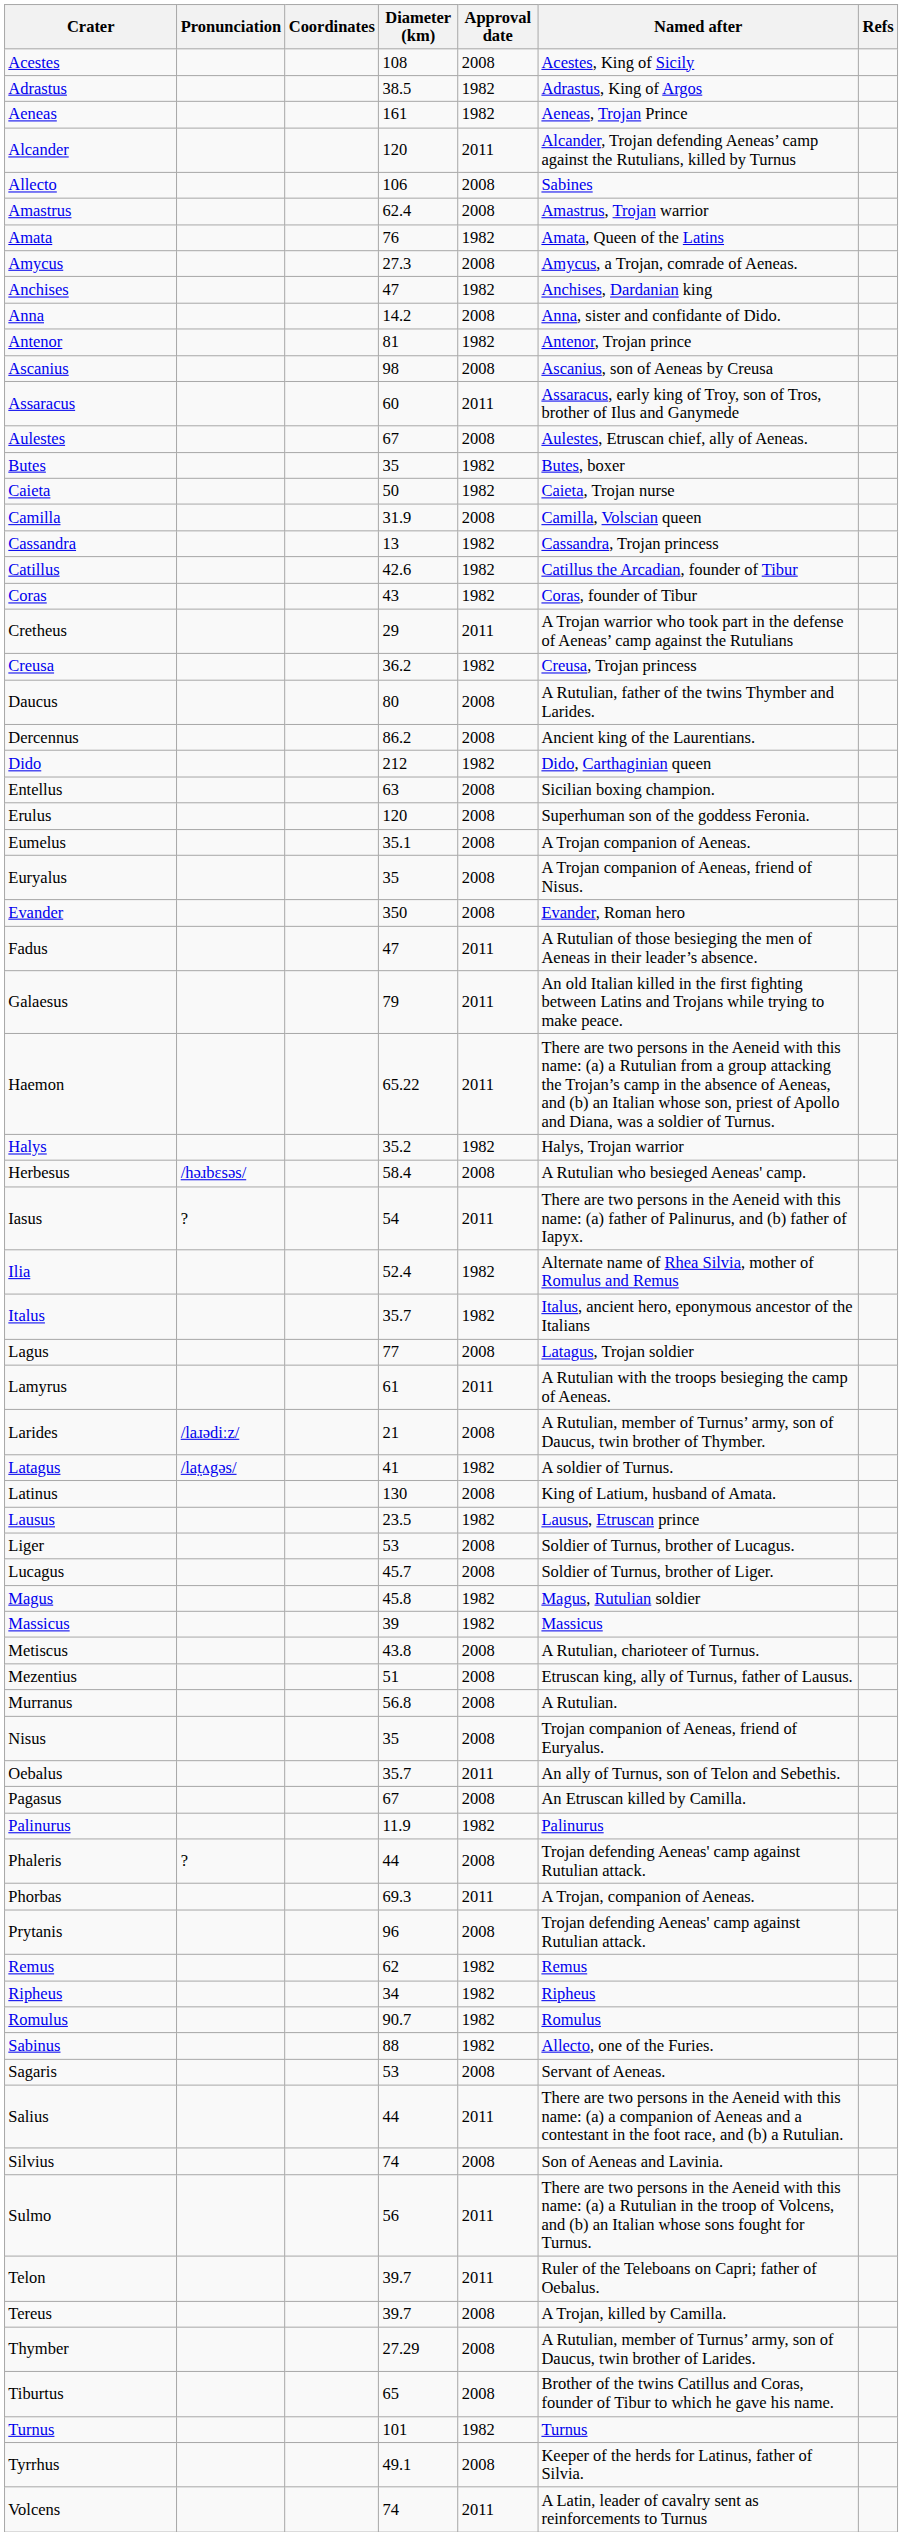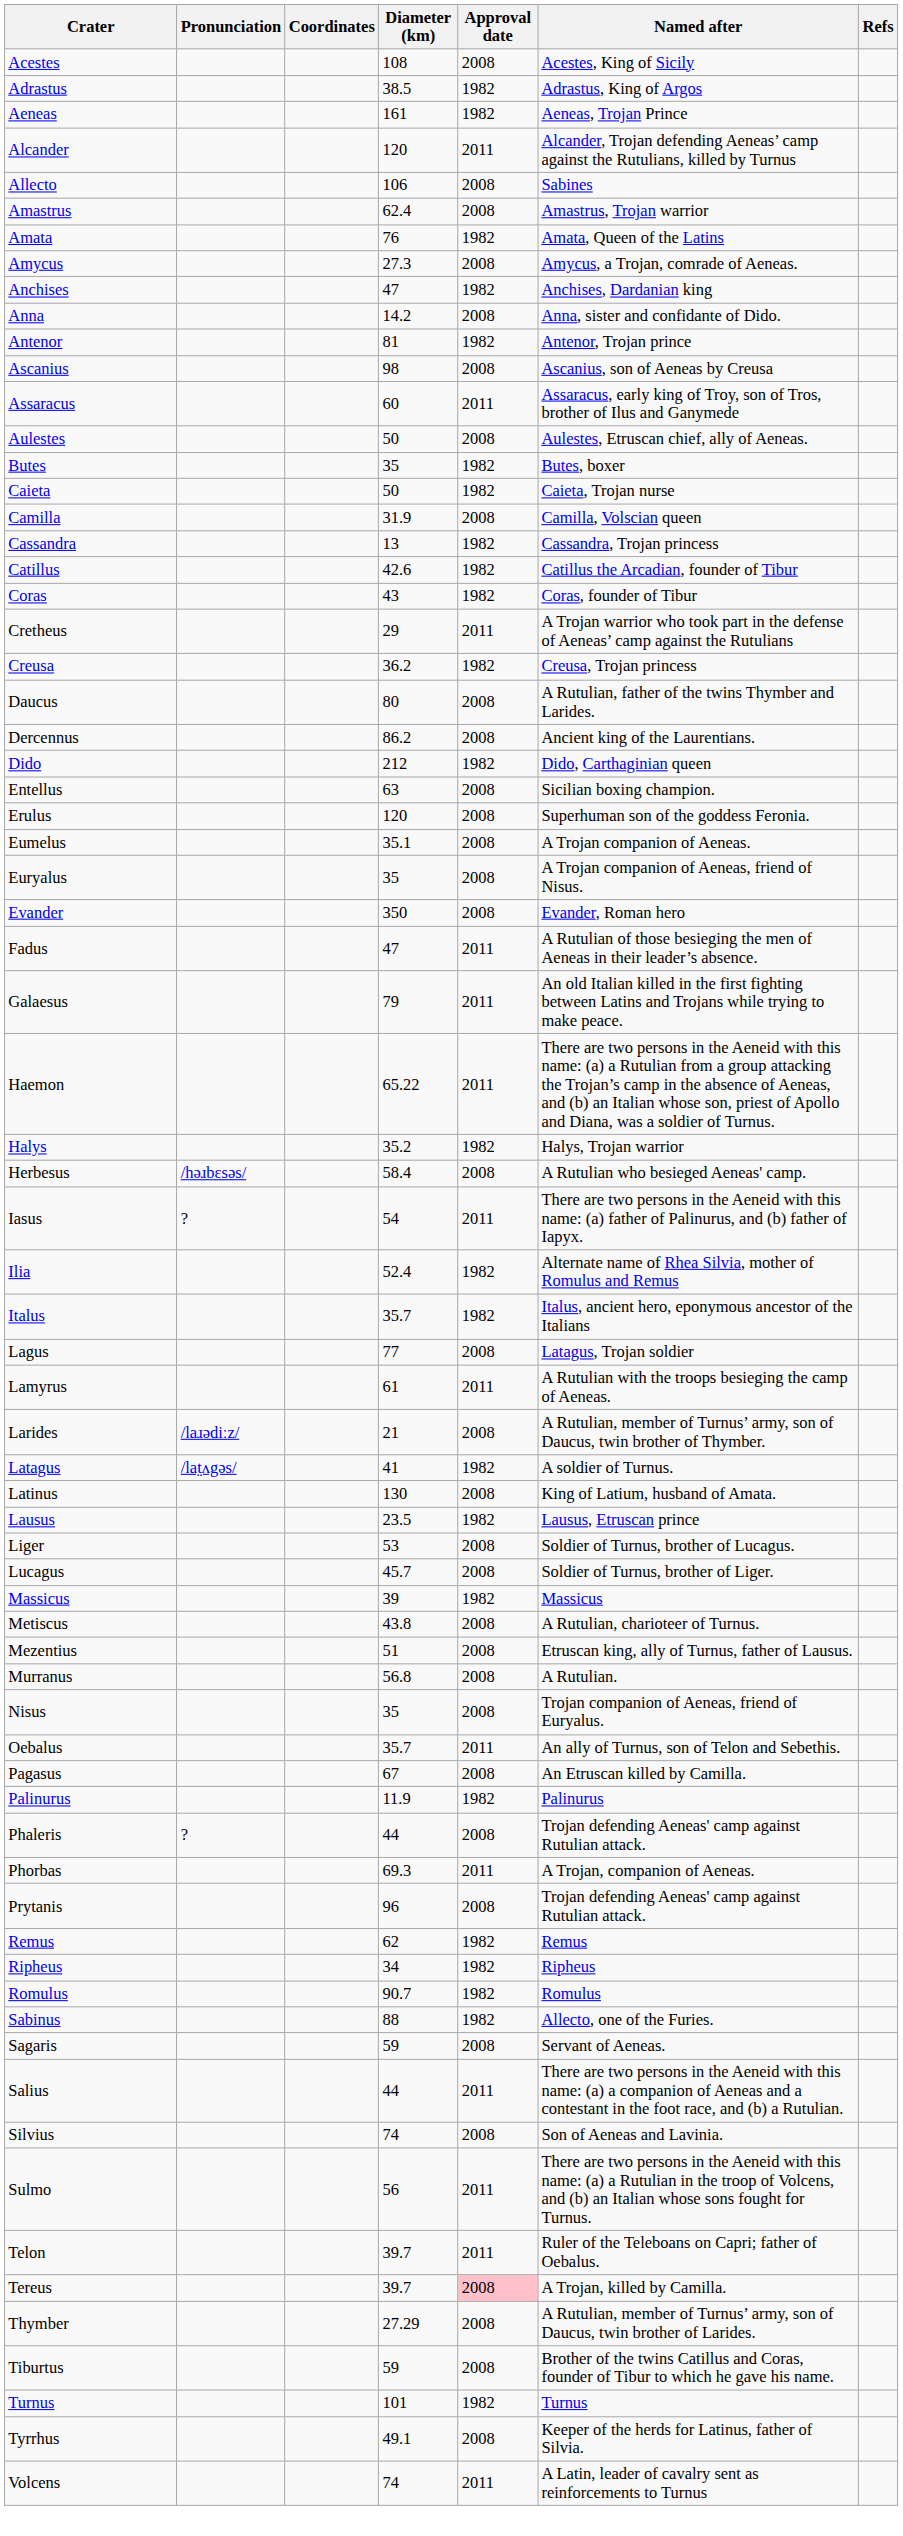(391, 439) 67 -> (391, 439) 50
- row: (31, 1598)
(391, 2072) 53 -> (391, 2045) 59
(478, 2313) no background -> (478, 2287) pink background
(391, 2394) 65 -> (391, 2367) 59
